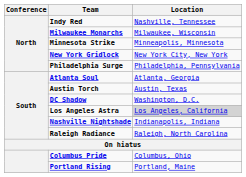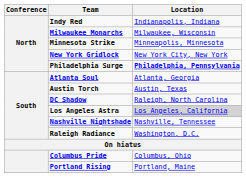(175, 21) Nashville, Tennessee -> (177, 21) Indianapolis, Indiana
(187, 66) normal -> (187, 66) bold
(167, 100) Washington, D.C. -> (181, 100) Raleigh, North Carolina
(177, 122) Indianapolis, Indiana -> (175, 122) Nashville, Tennessee
(181, 133) Raleigh, North Carolina -> (167, 133) Washington, D.C.
